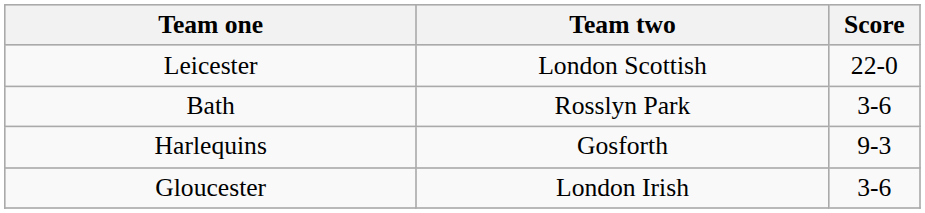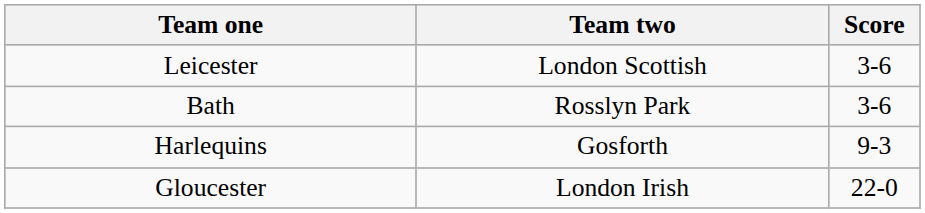(874, 65) 22-0 -> (874, 65) 3-6
(874, 187) 3-6 -> (874, 187) 22-0
